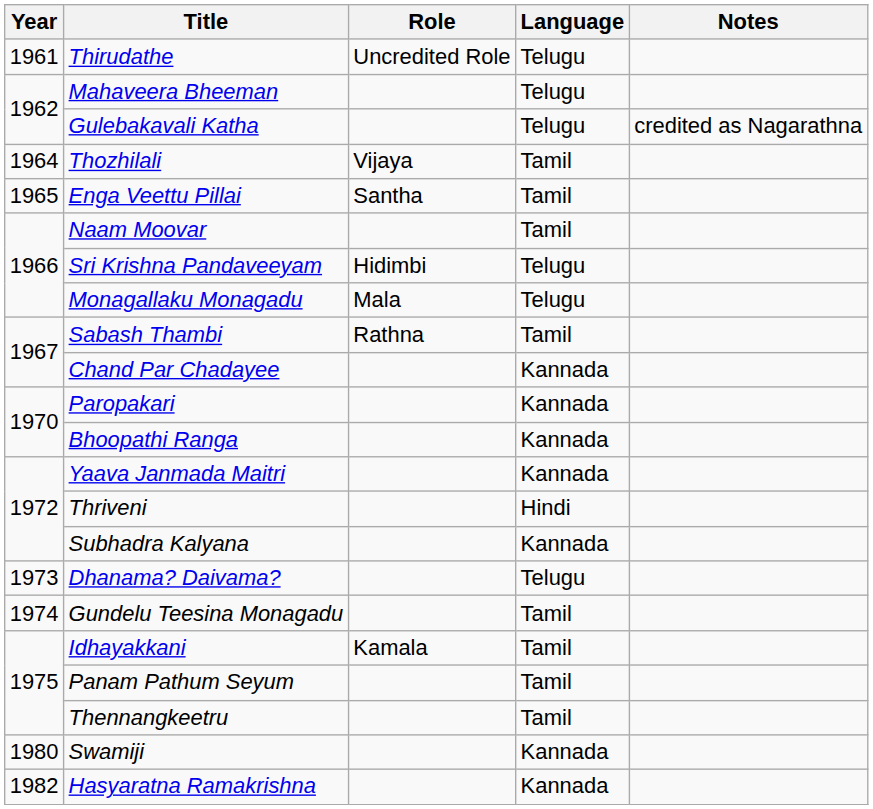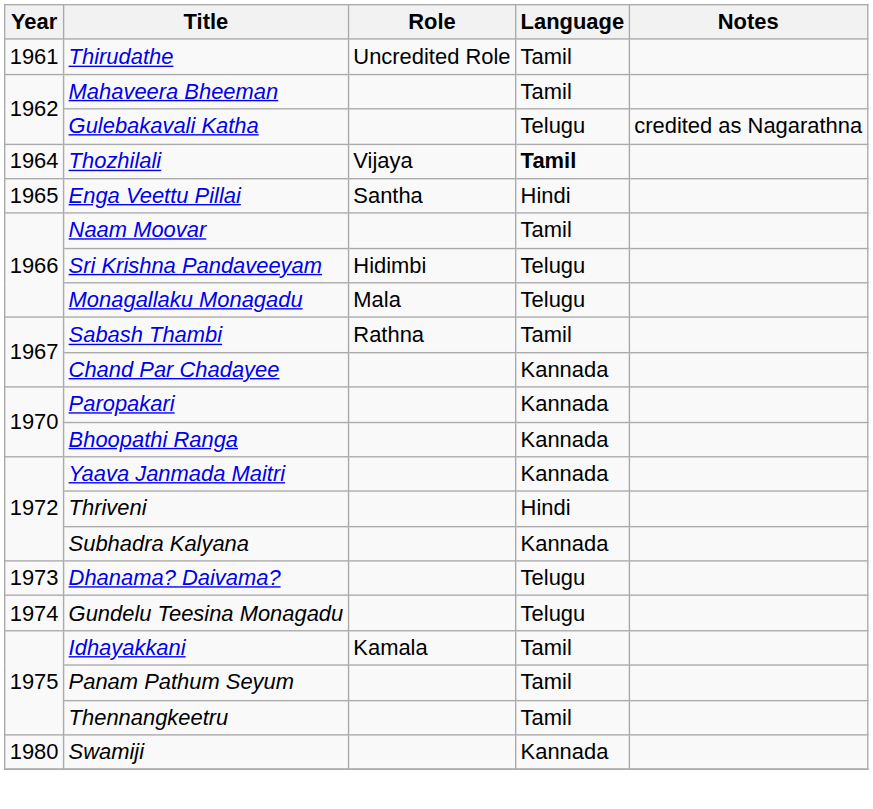(553, 56) Telugu -> (546, 56) Tamil
(553, 91) Telugu -> (546, 91) Tamil
(546, 160) normal -> (548, 160) bold
(546, 195) Tamil -> (546, 195) Hindi
(546, 612) Tamil -> (553, 612) Telugu
- row: (192, 786)
